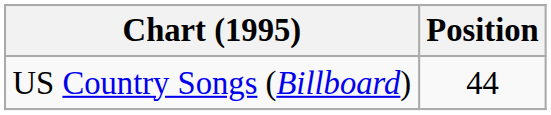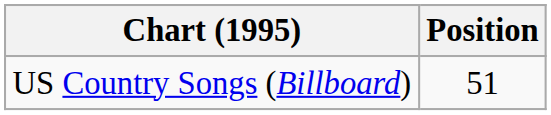(483, 82) 44 -> (483, 82) 51
